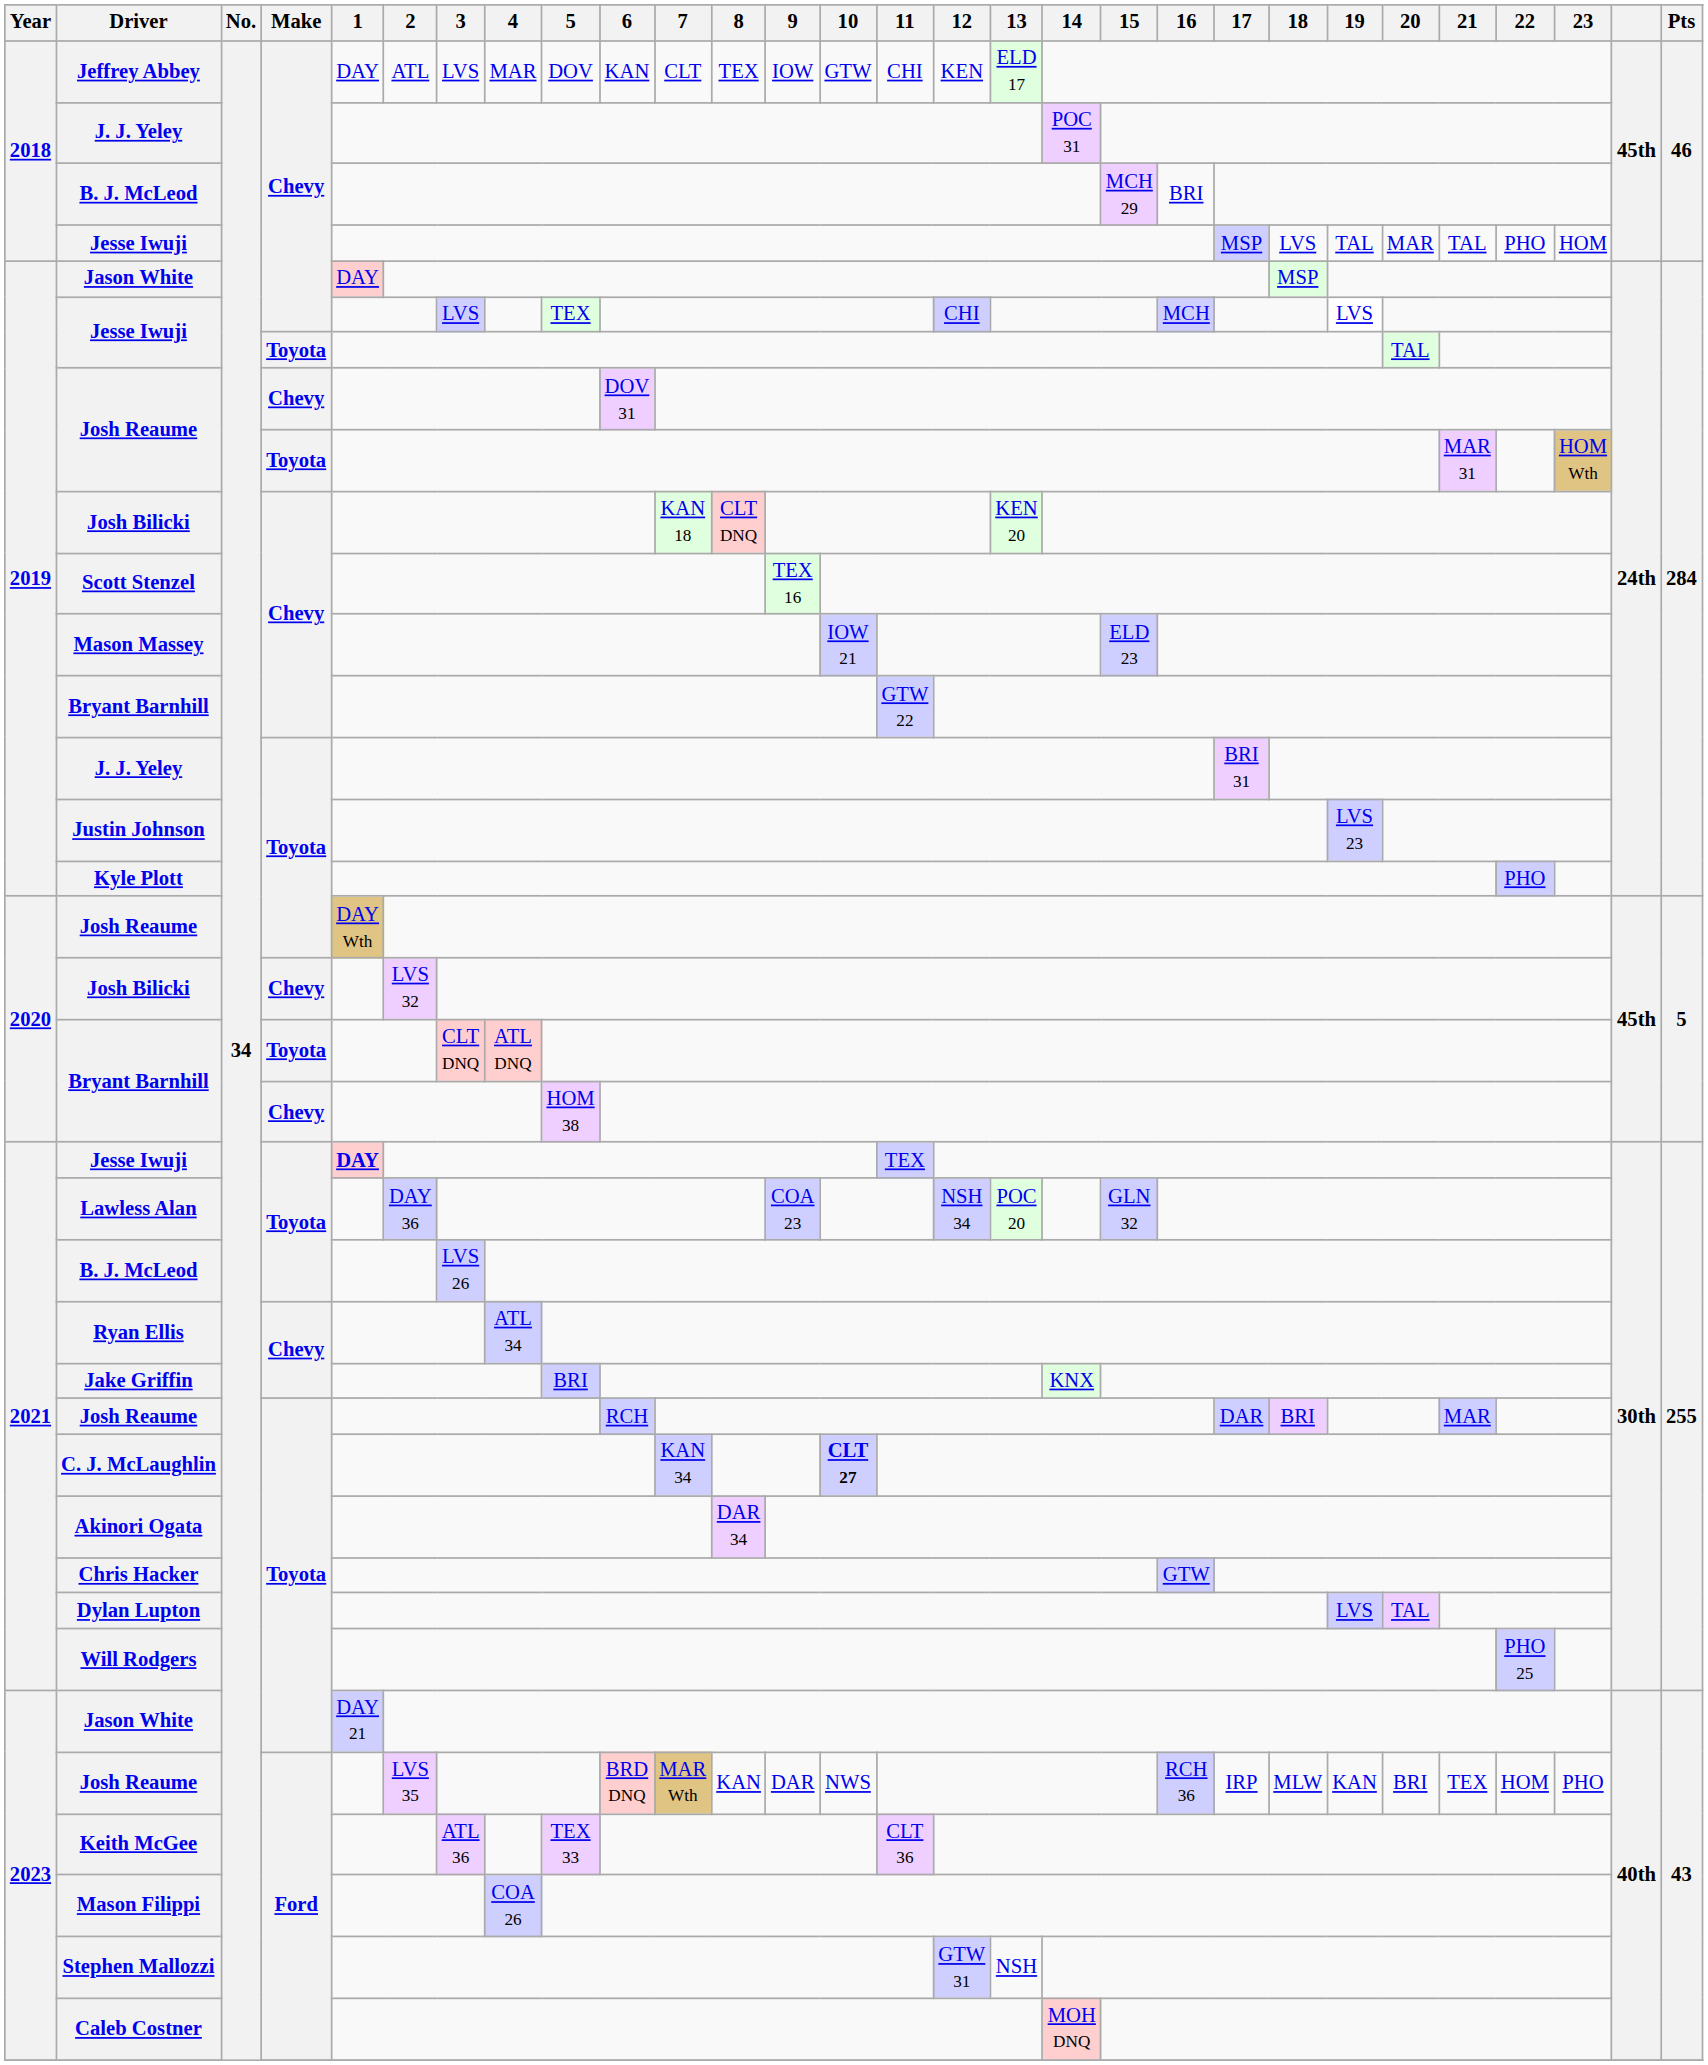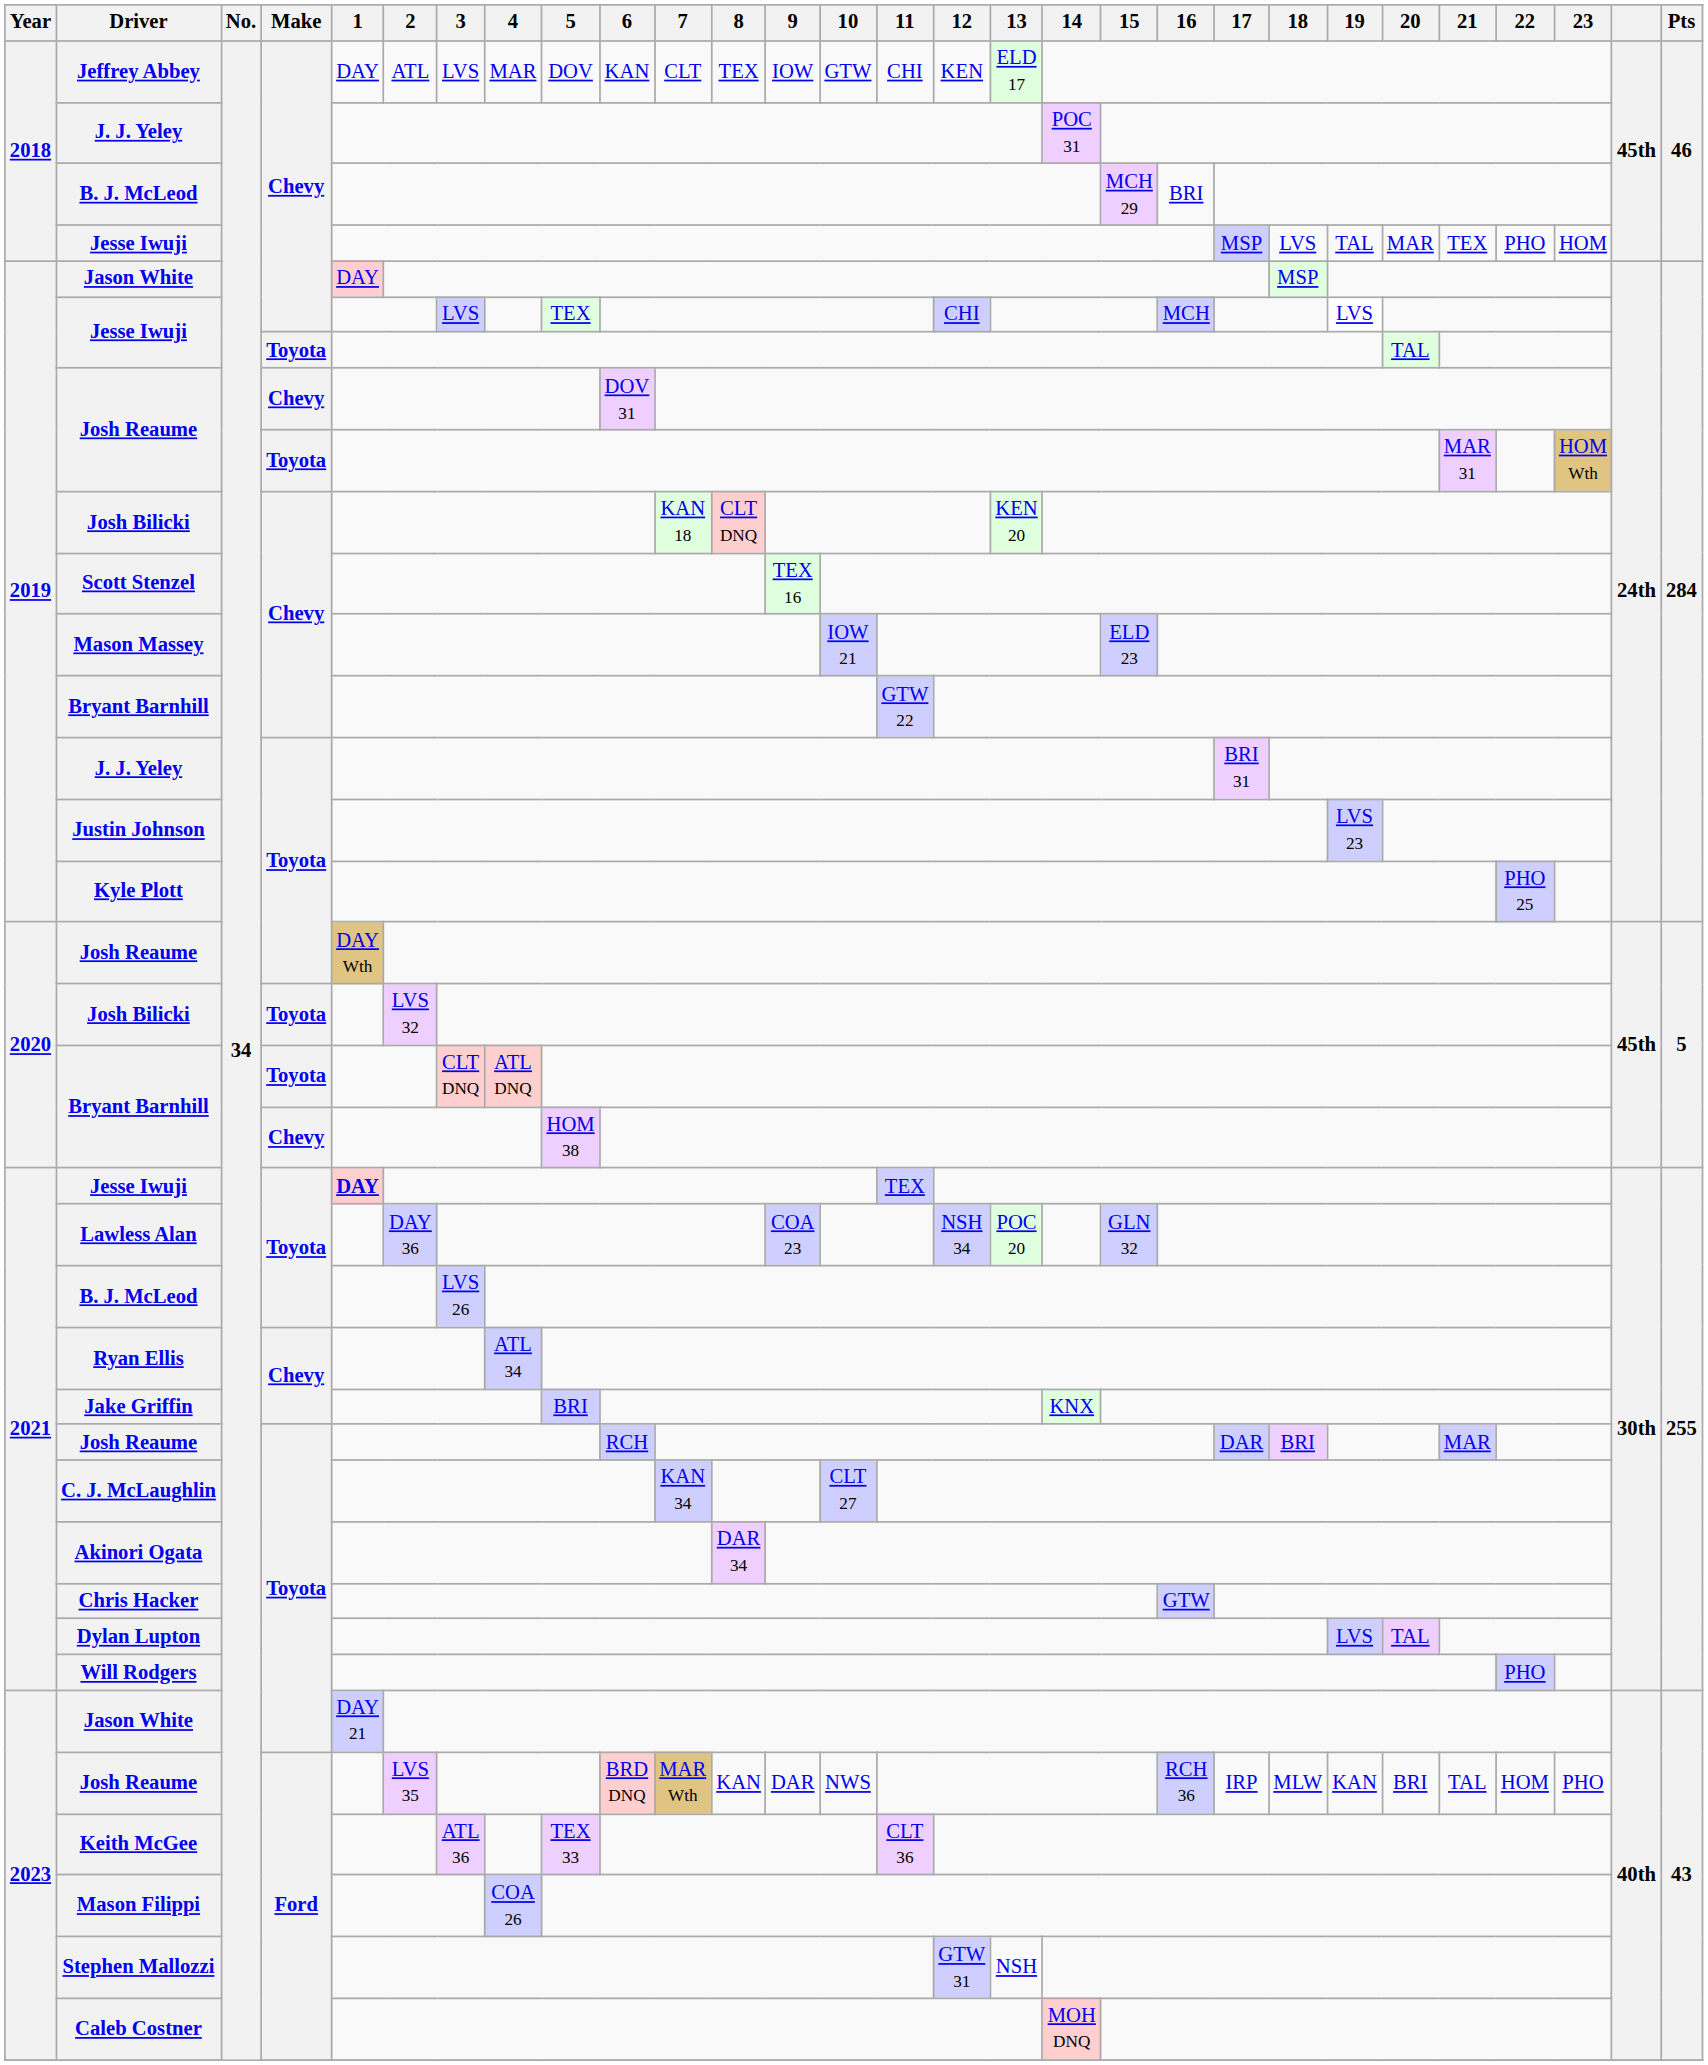(1467, 242) TAL -> (1467, 242) TEX
(1525, 878) PHO -> (1525, 890) PHO 25
(296, 988) Chevy -> (296, 1014) Toyota
(848, 1464) bold -> (848, 1489) normal
(1525, 1658) PHO 25 -> (1525, 1672) PHO
(1467, 1782) TEX -> (1467, 1782) TAL
